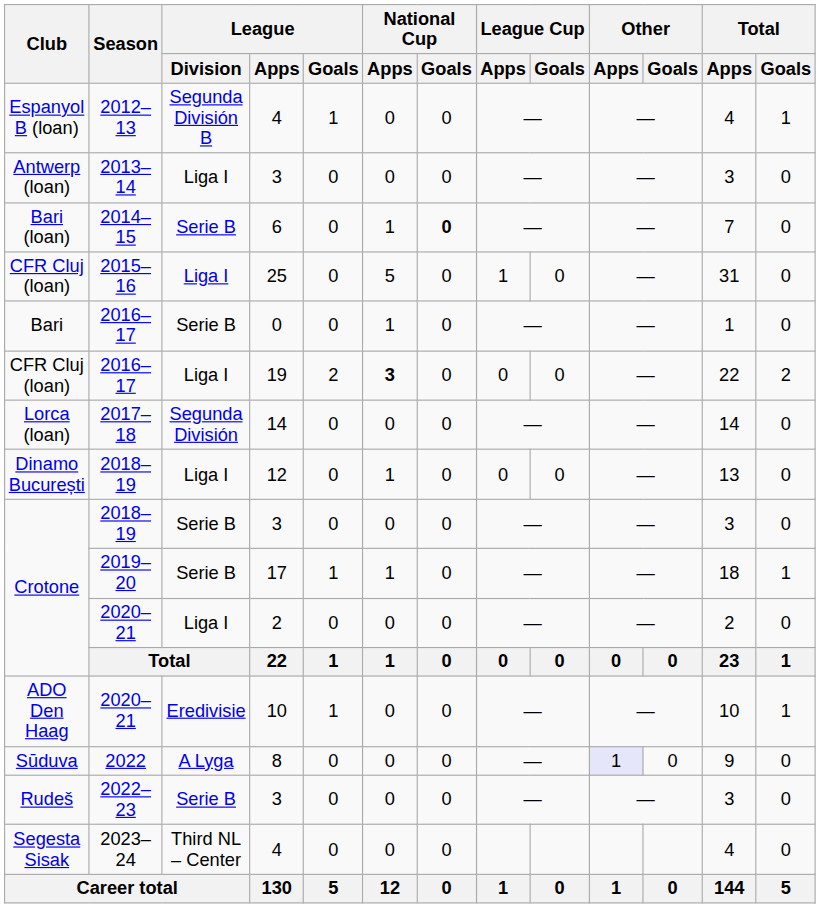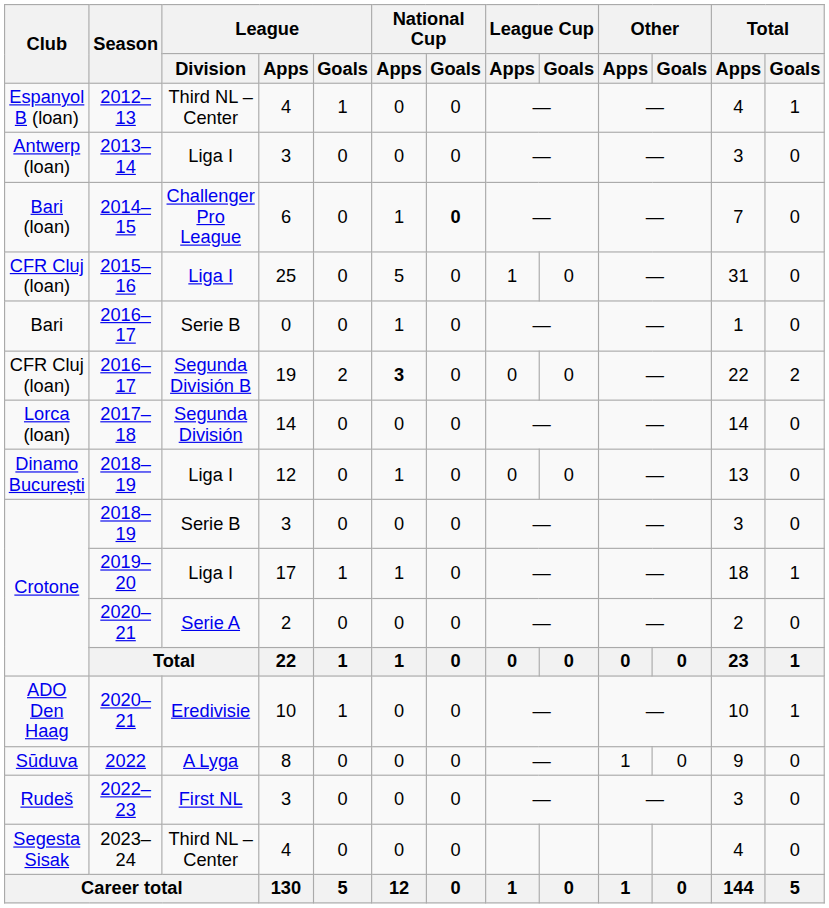(206, 117) Segunda División B -> (211, 107) Third NL – Center
(206, 227) Serie B -> (211, 216) Challenger Pro League
(206, 375) Liga I -> (211, 375) Segunda División B
(206, 573) Serie B -> (211, 573) Liga I
(206, 622) Liga I -> (211, 622) Serie A
(616, 760) lavender background -> (625, 760) no background
(206, 799) Serie B -> (211, 799) First NL
